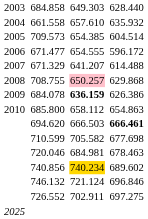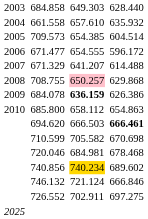(127, 138) 677.698 -> (127, 138) 670.698
(127, 153) 678.463 -> (127, 153) 678.468
(127, 182) 696.846 -> (127, 182) 666.846
